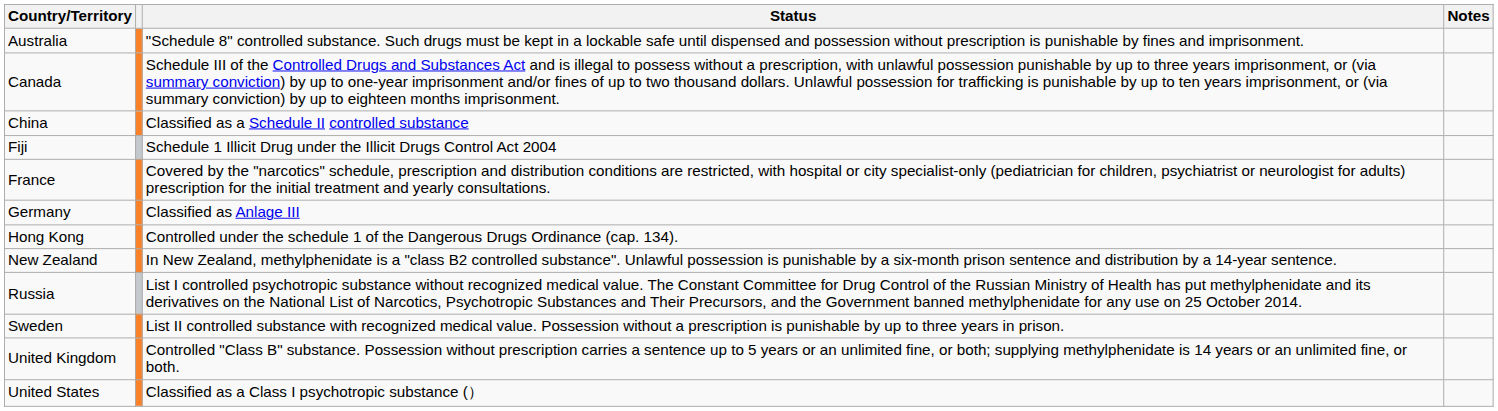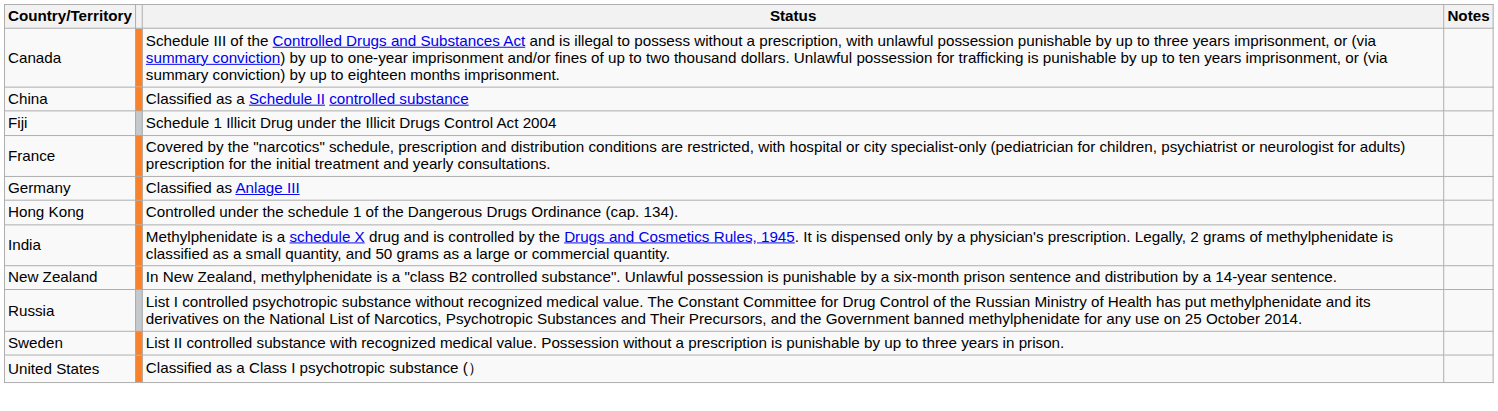- row: (38, 40)
+ row: (24, 245)
- row: (62, 358)
